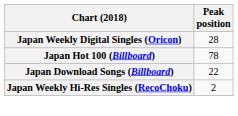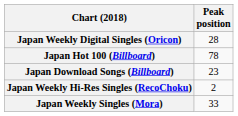(214, 71) 22 -> (214, 71) 23
+ row: (99, 103)
